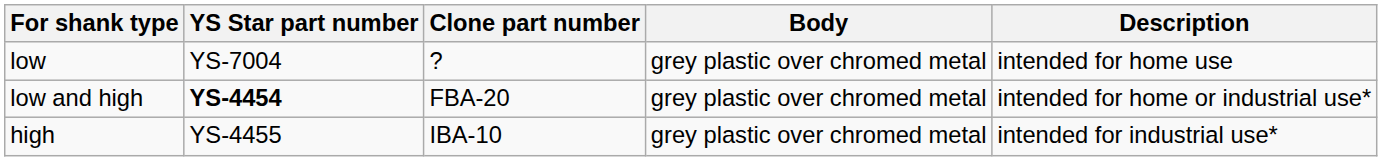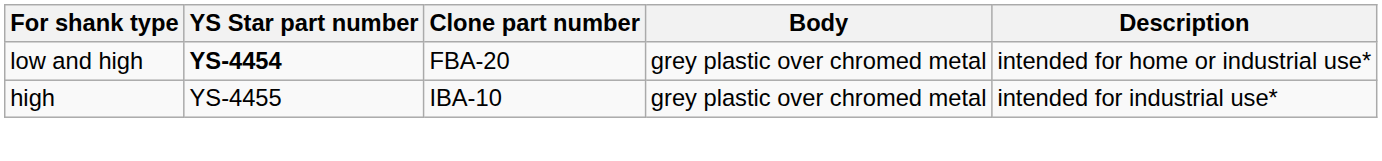- row: (28, 60)
